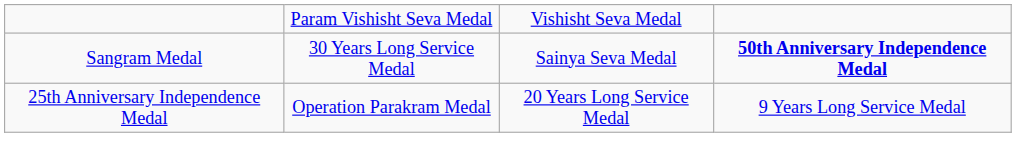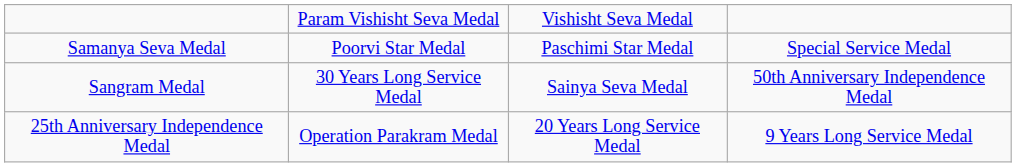+ row: (147, 47)
(862, 58) bold -> (869, 87) normal
